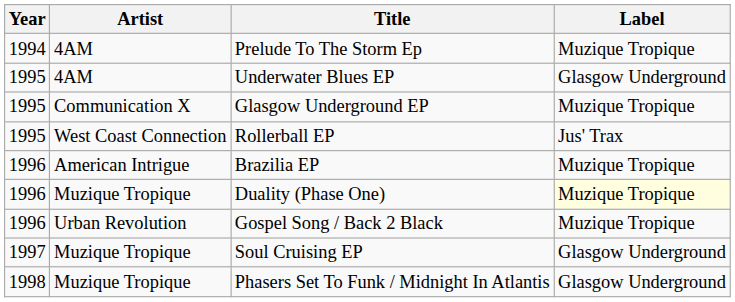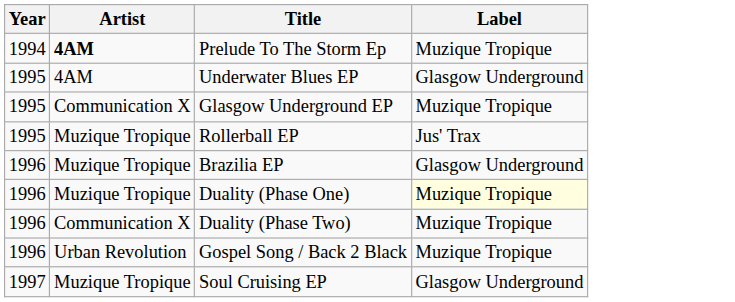(74, 48) normal -> (74, 48) bold
(140, 135) West Coast Connection -> (122, 135) Muzique Tropique
(122, 164) American Intrigue -> (122, 164) Muzique Tropique
(626, 164) Muzique Tropique -> (499, 164) Glasgow Underground
+ row: (275, 223)
- row: (392, 281)
